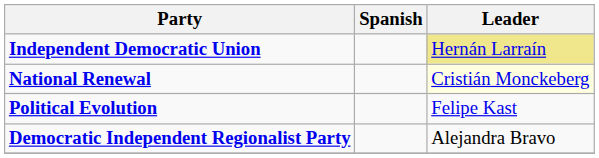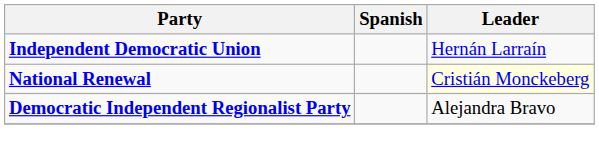(489, 49) khaki background -> (489, 49) no background
- row: (83, 108)
